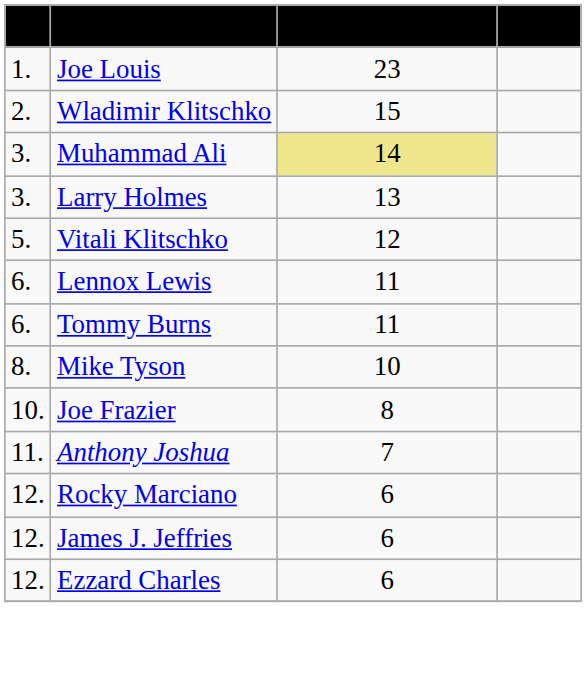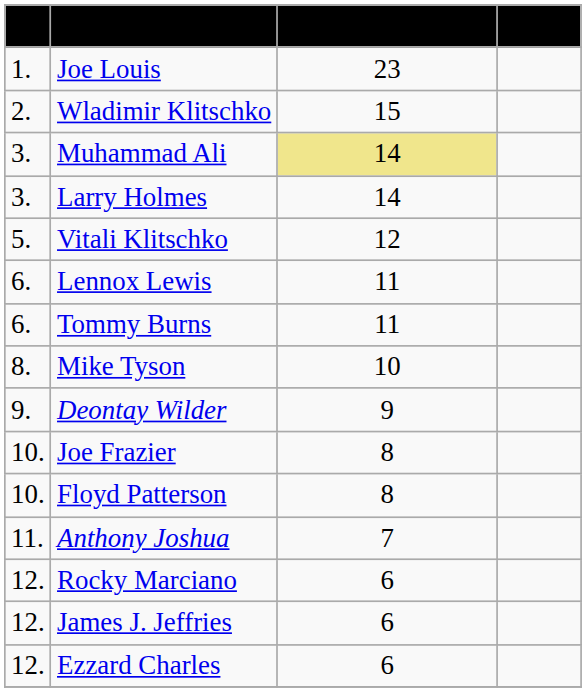(387, 196) 13 -> (387, 196) 14
+ row: (142, 409)
+ row: (142, 494)
